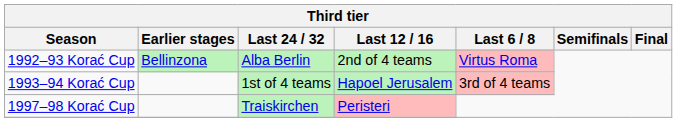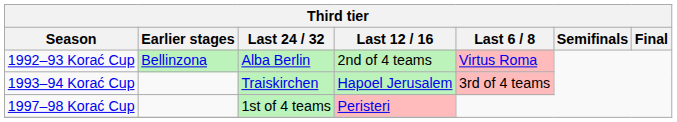(286, 84) 1st of 4 teams -> (280, 84) Traiskirchen
(280, 106) Traiskirchen -> (286, 106) 1st of 4 teams
